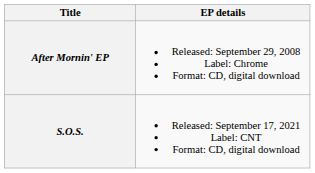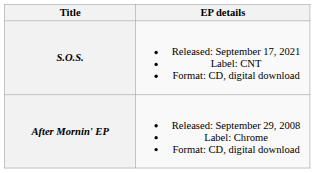rows swapped: (70, 58) <-> (70, 131)
